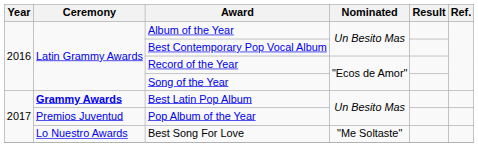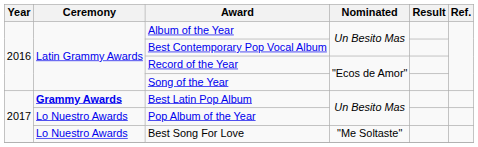(80, 116) Premios Juventud -> (82, 116) Lo Nuestro Awards
